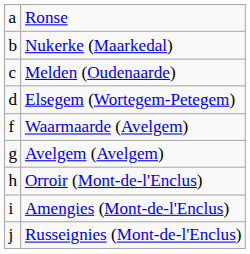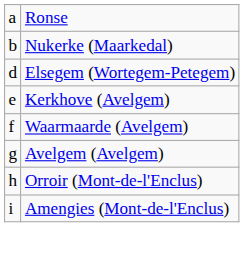- row: (100, 72)
+ row: (97, 99)
- row: (133, 235)
